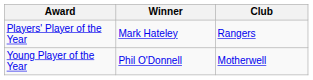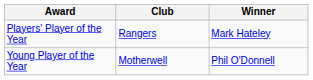columns swapped: (166, 12) <-> (262, 12)
